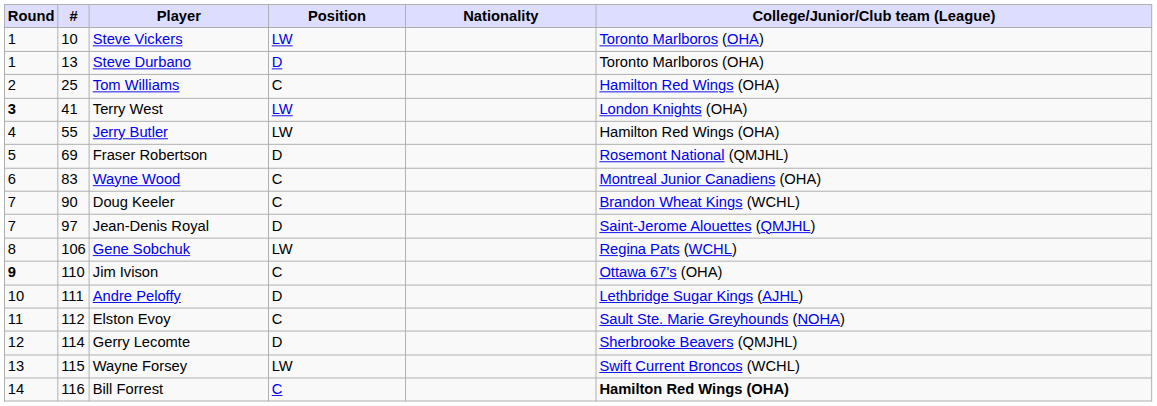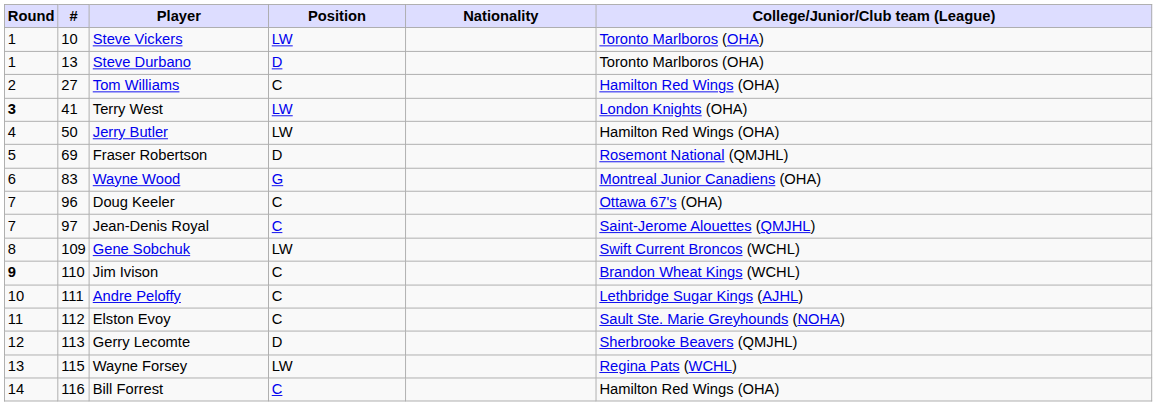(69, 86) 25 -> (69, 86) 27
(69, 132) 55 -> (69, 132) 50
(277, 179) C -> (277, 179) G
(69, 202) 90 -> (69, 202) 96
(700, 202) Brandon Wheat Kings (WCHL) -> (661, 202) Ottawa 67's (OHA)
(277, 226) D -> (277, 226) C
(74, 249) 106 -> (74, 249) 109
(668, 249) Regina Pats (WCHL) -> (700, 249) Swift Current Broncos (WCHL)
(661, 272) Ottawa 67's (OHA) -> (700, 272) Brandon Wheat Kings (WCHL)
(277, 296) D -> (277, 296) C
(73, 343) 114 -> (73, 343) 113
(700, 366) Swift Current Broncos (WCHL) -> (668, 366) Regina Pats (WCHL)
(694, 389) bold -> (689, 389) normal
